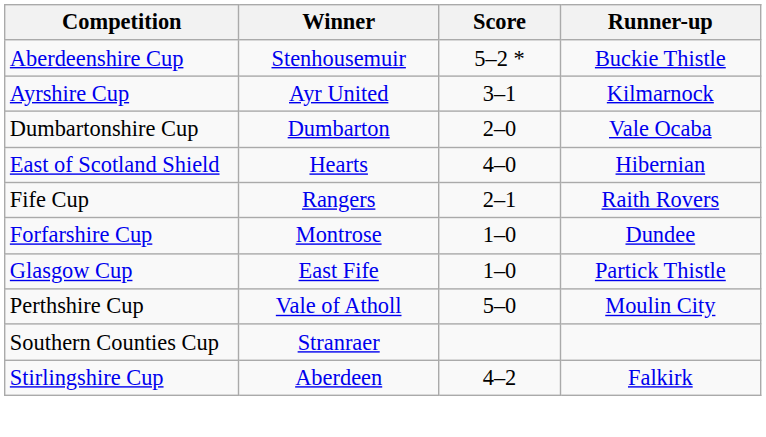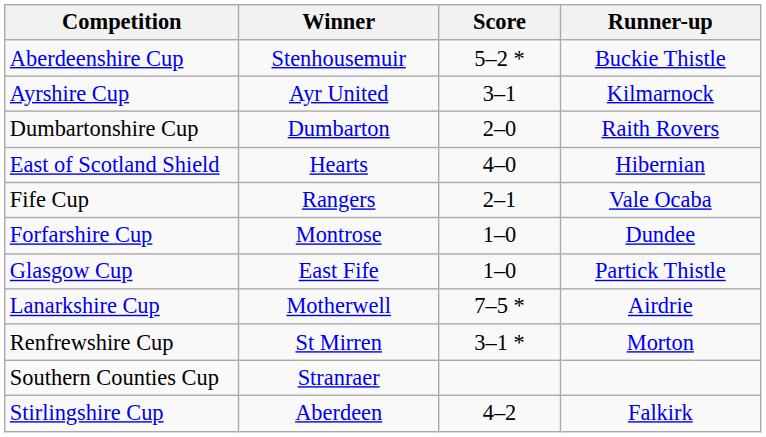(660, 128) Vale Ocaba -> (660, 128) Raith Rovers
(660, 199) Raith Rovers -> (660, 199) Vale Ocaba
+ row: (85, 306)
- row: (77, 306)
+ row: (92, 341)
